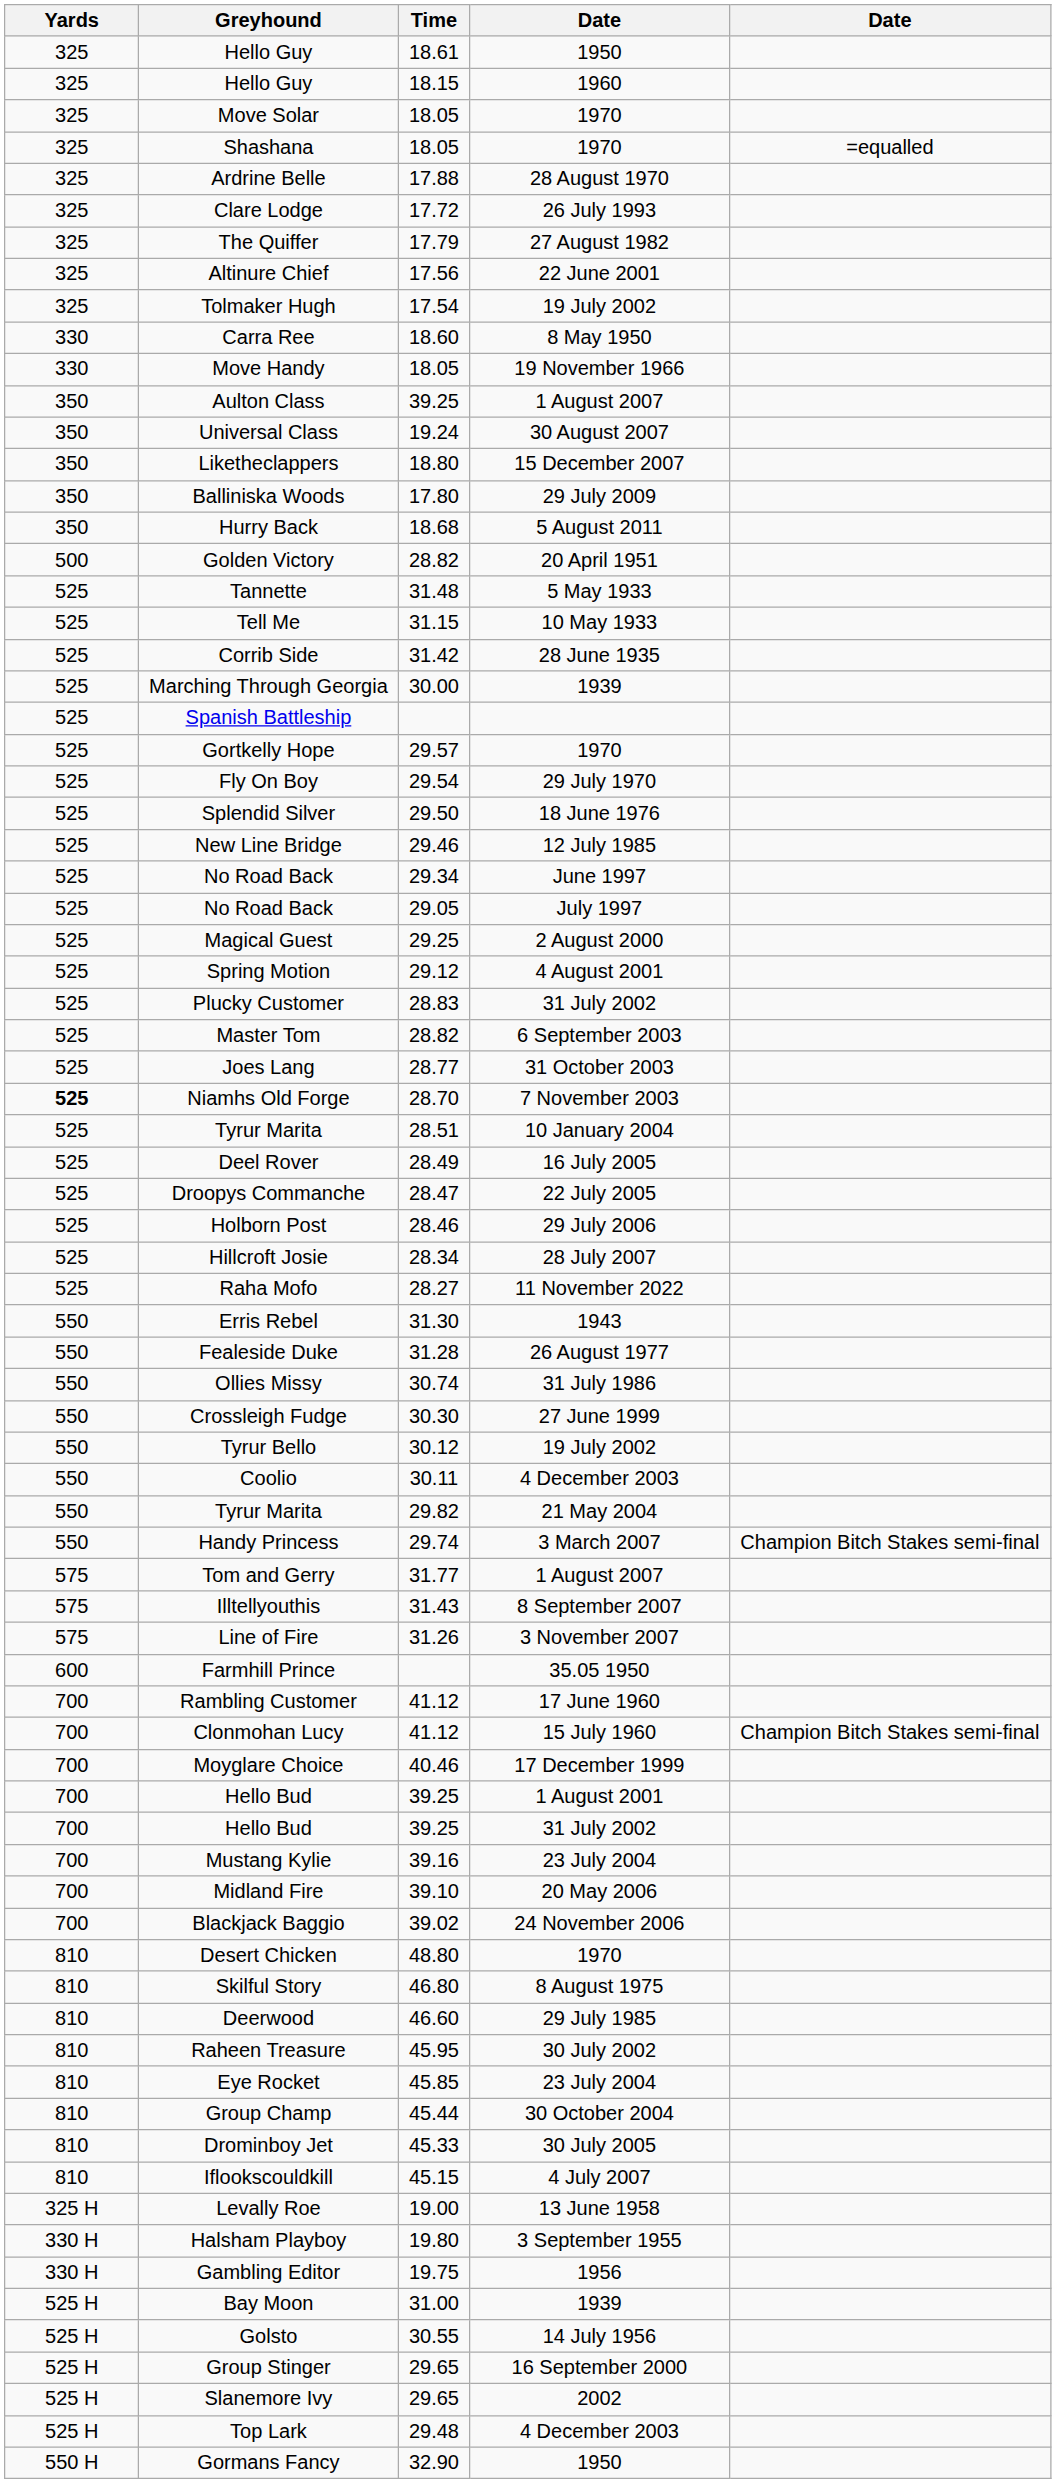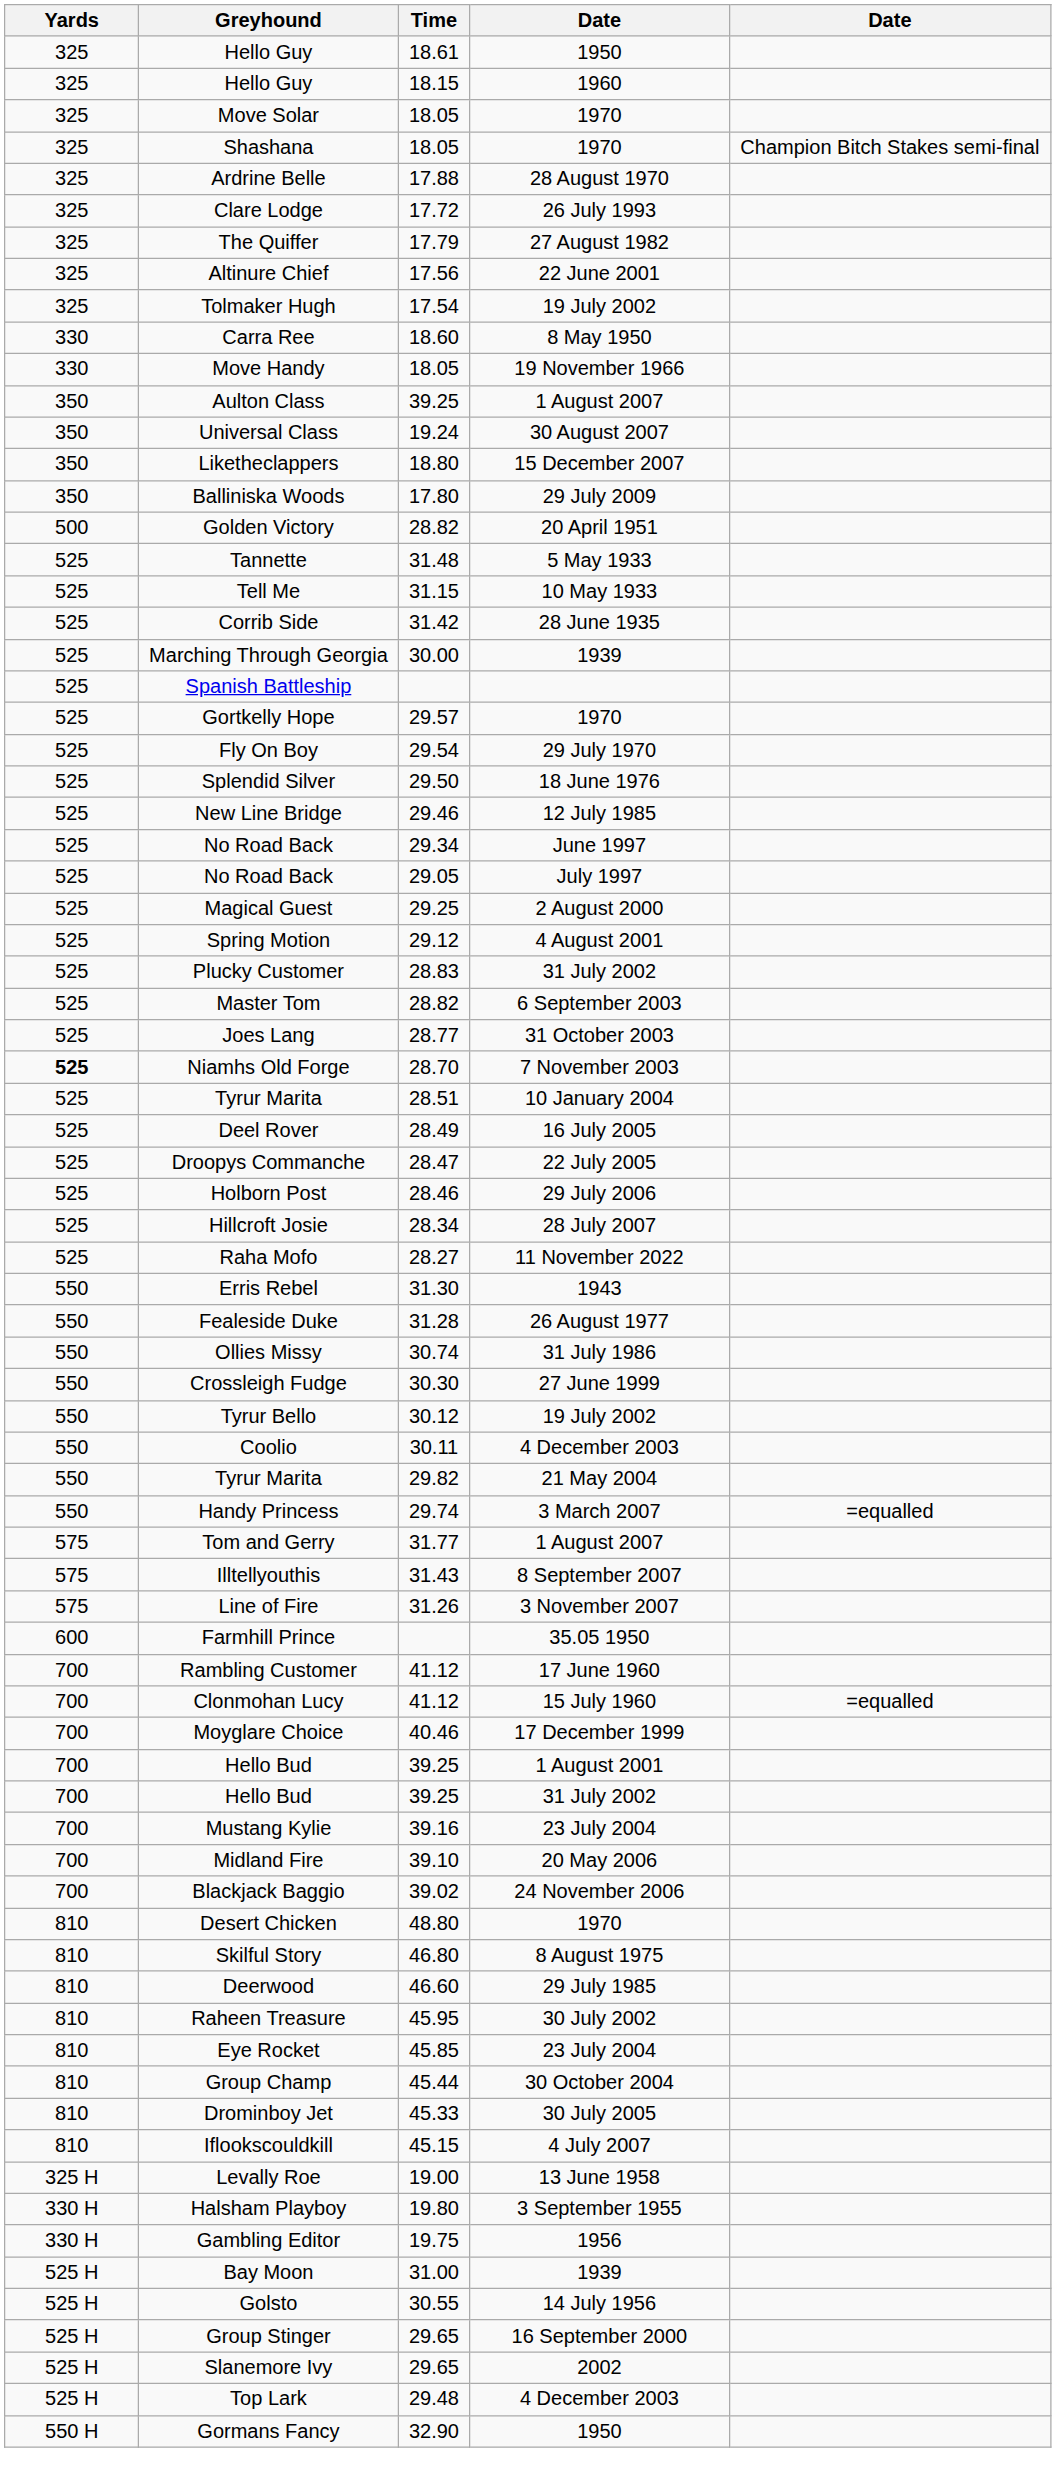(890, 147) =equalled -> (890, 147) Champion Bitch Stakes semi-final
- row: (268, 527)
(890, 1542) Champion Bitch Stakes semi-final -> (890, 1511) =equalled
(890, 1733) Champion Bitch Stakes semi-final -> (890, 1701) =equalled
